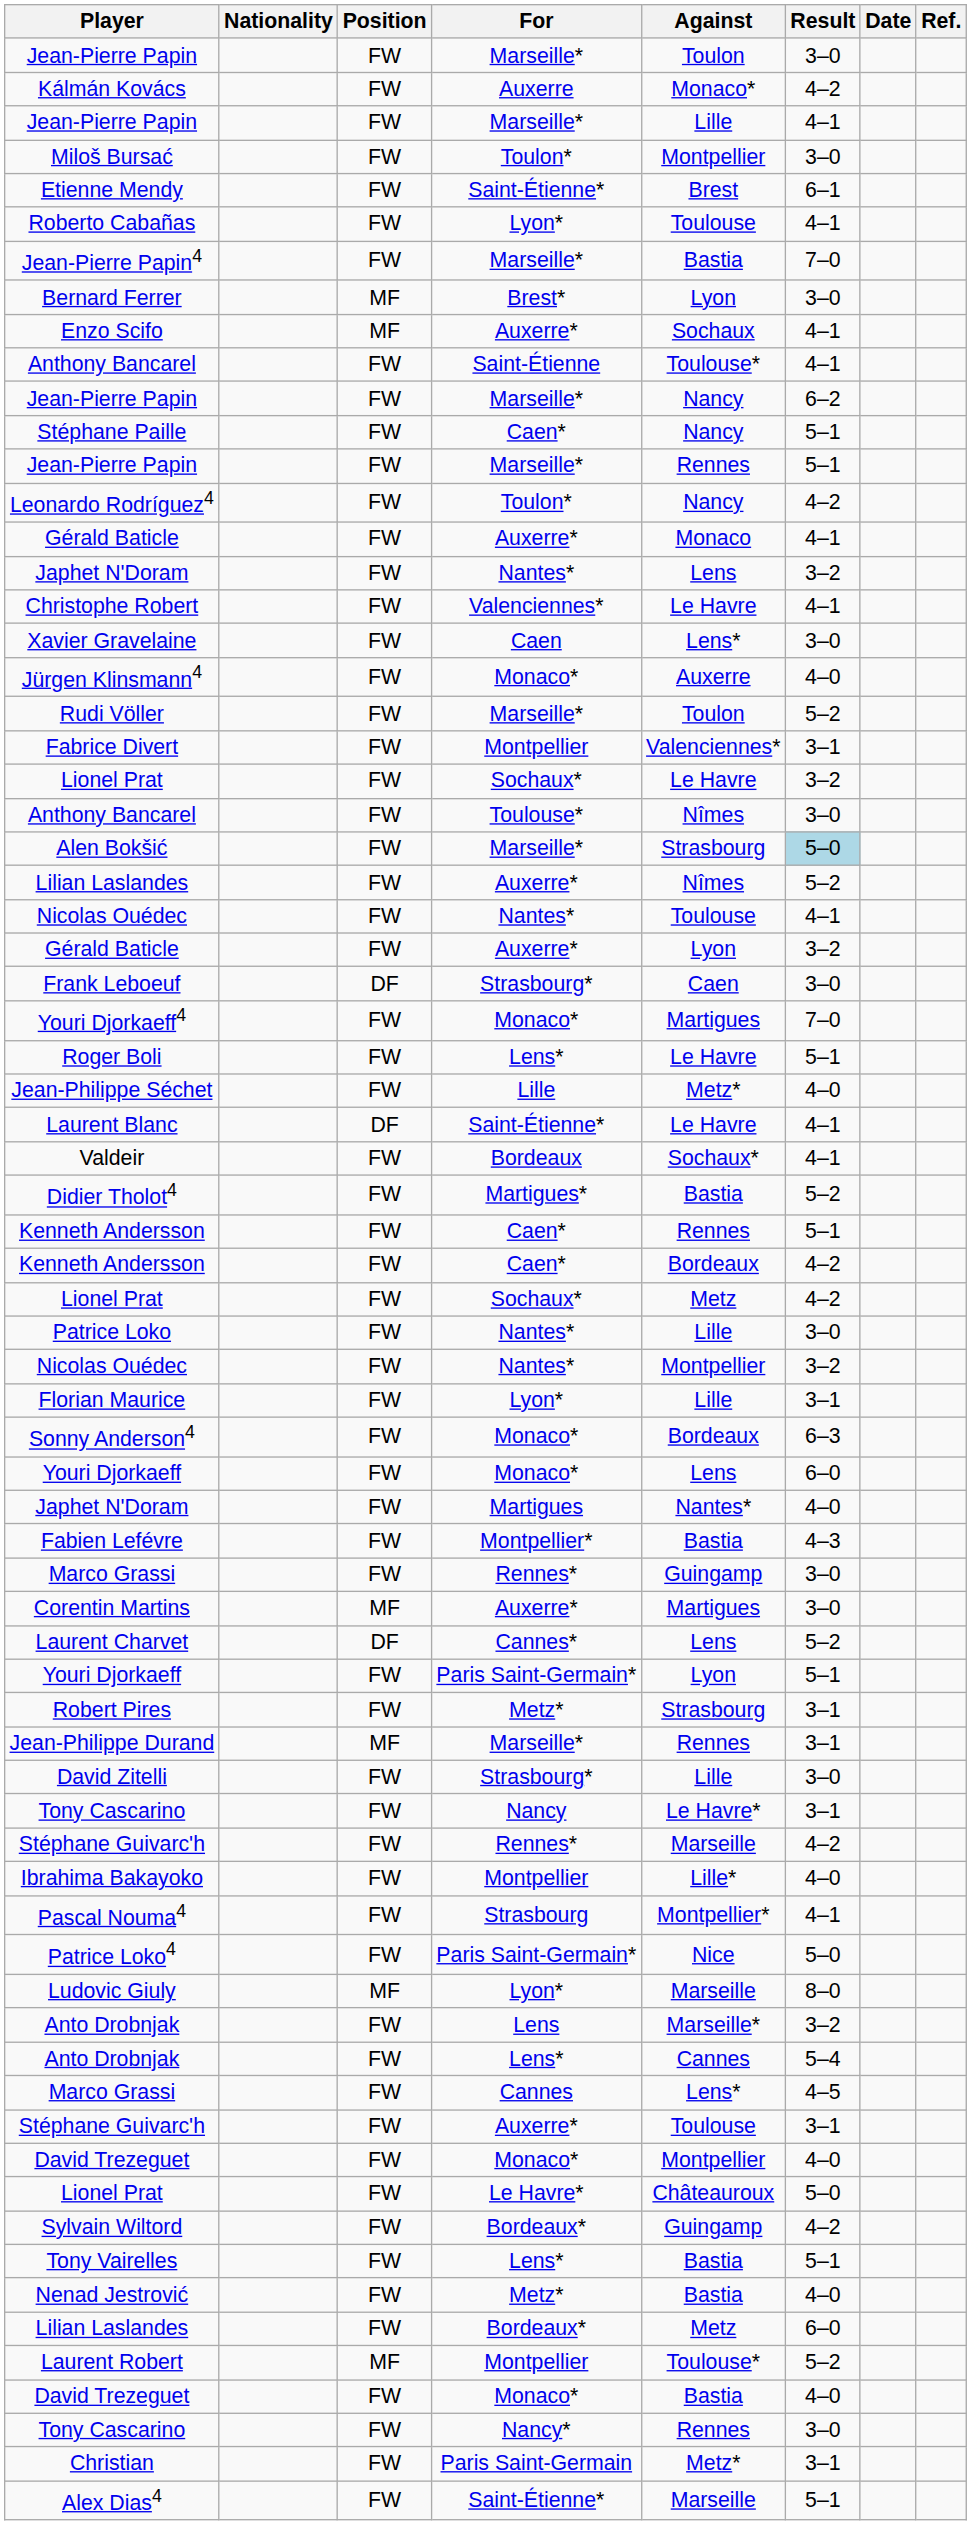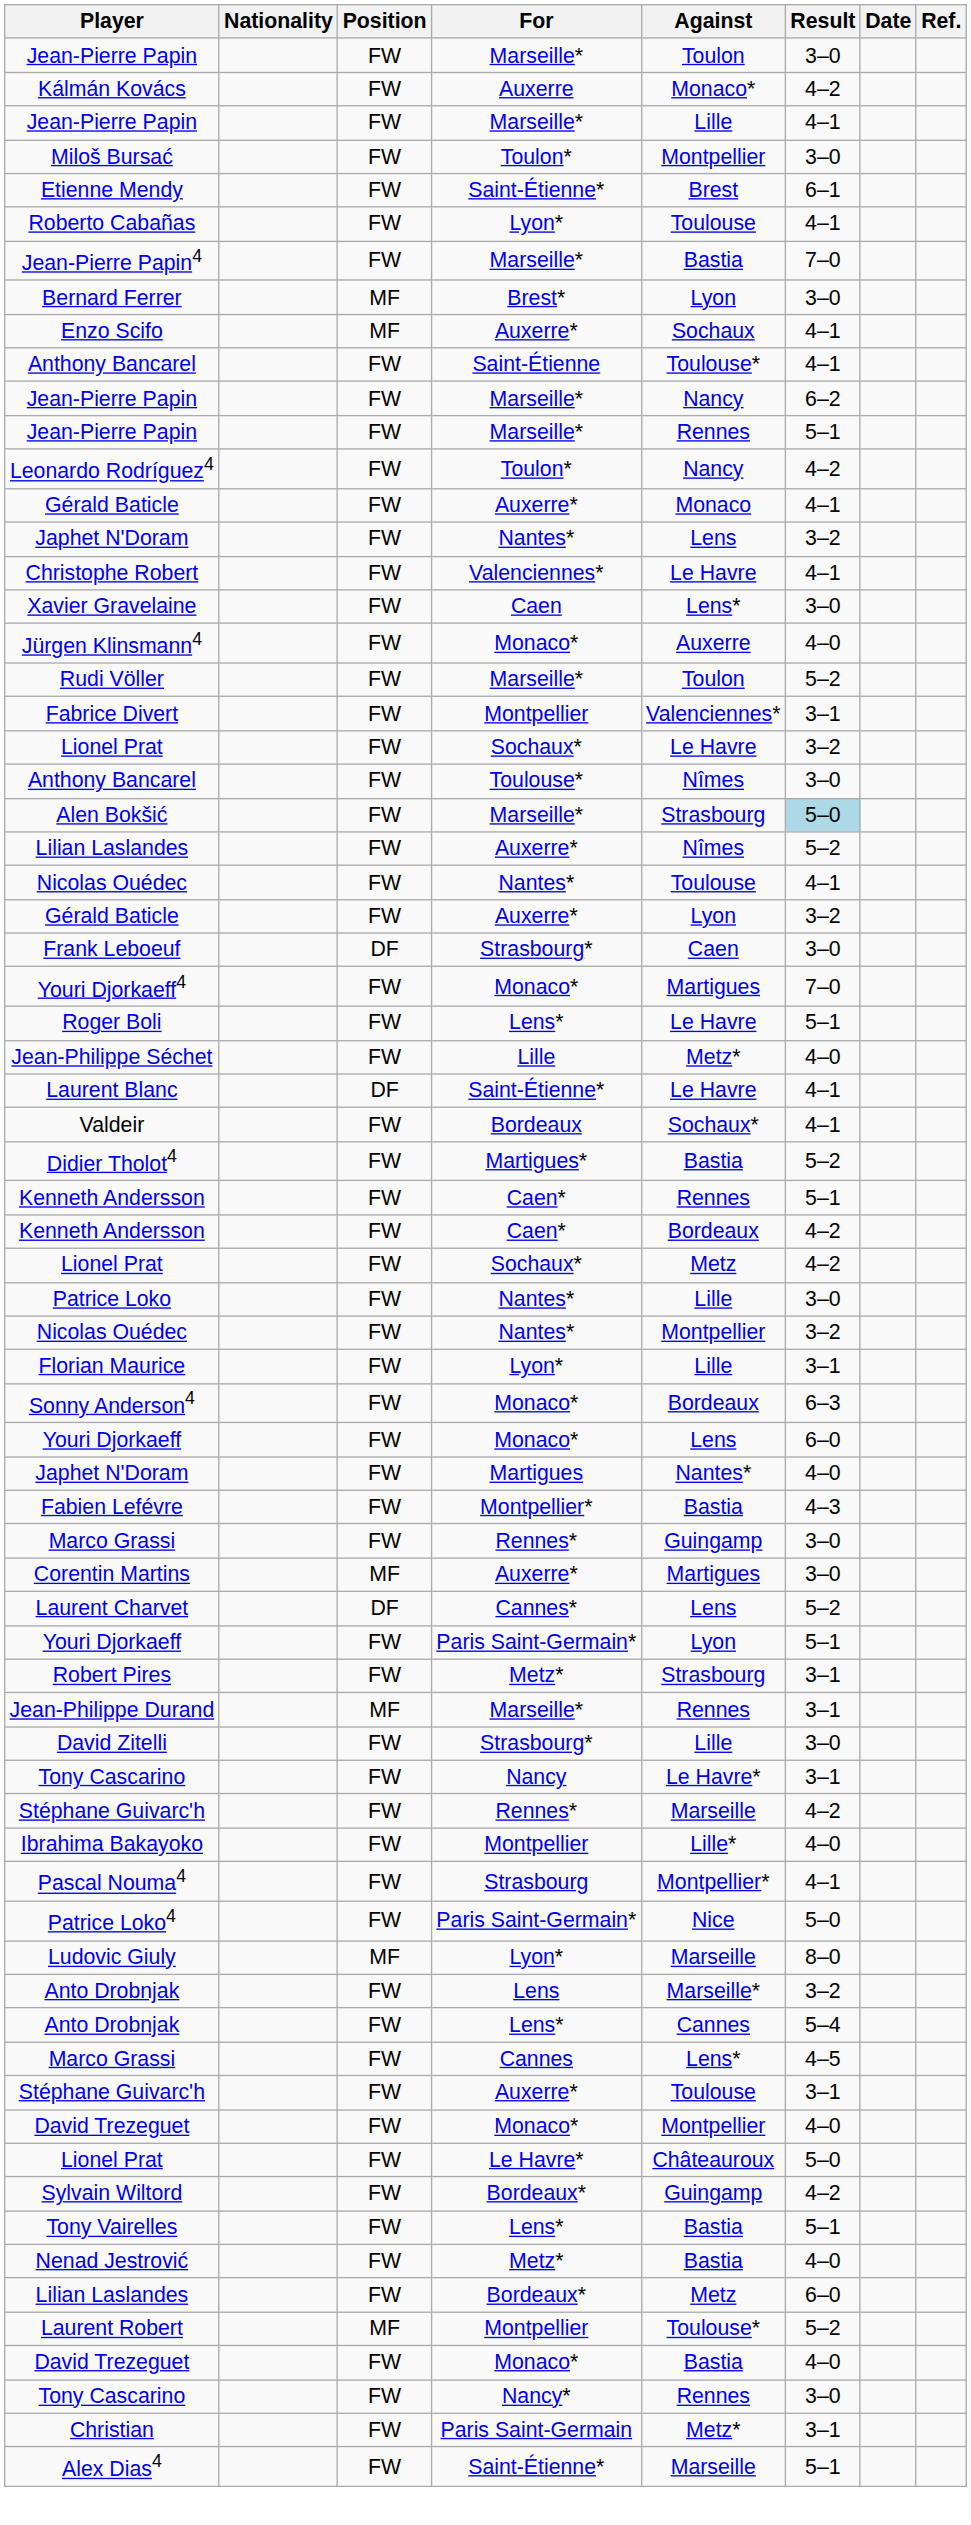- row: (112, 432)
